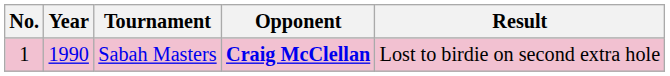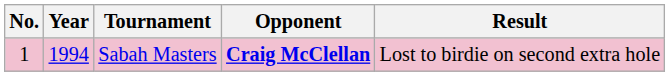(69, 54) 1990 -> (69, 54) 1994
